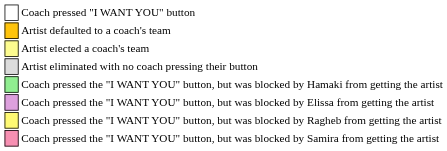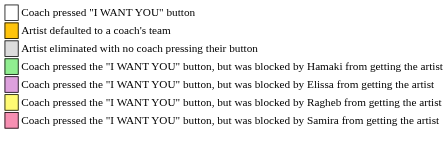- row: (85, 48)
